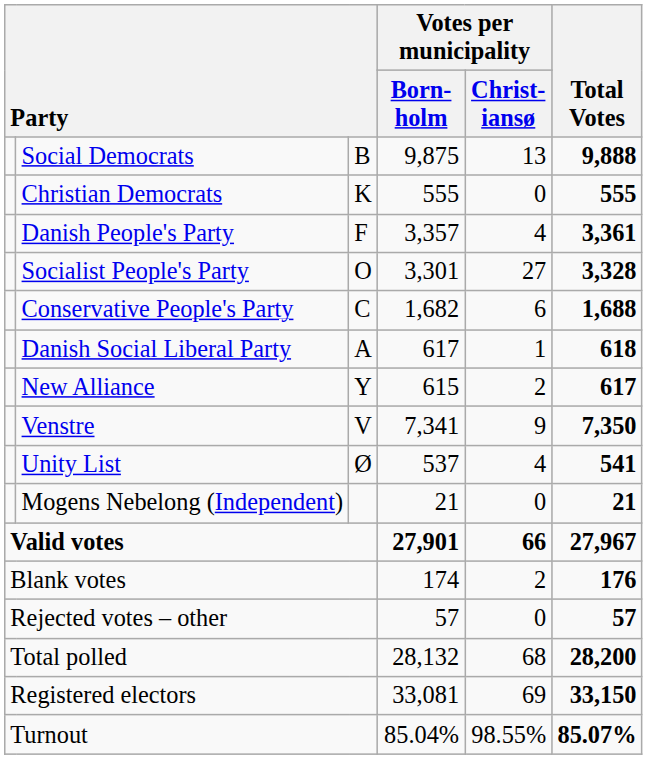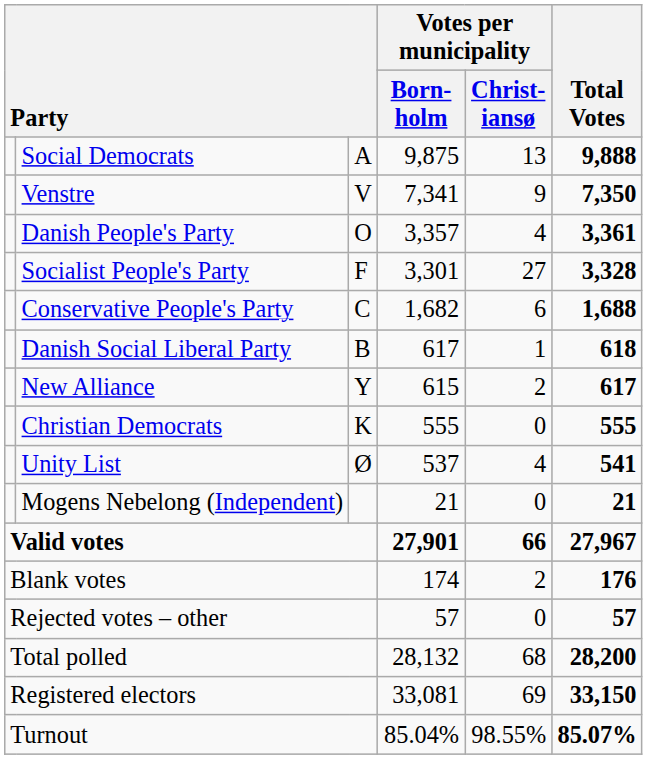(362, 155) B -> (363, 155) A
rows swapped: (58, 425) <-> (122, 194)
(361, 232) F -> (363, 232) O
(363, 271) O -> (361, 271) F
(363, 348) A -> (362, 348) B
